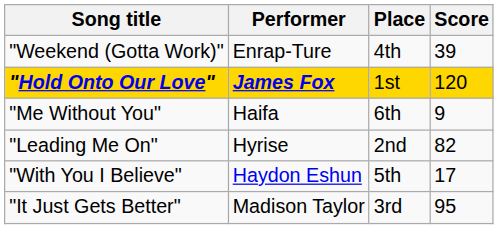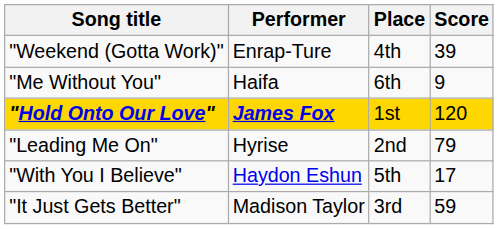rows swapped: (112, 82) <-> (85, 113)
(445, 144) 82 -> (445, 144) 79
(445, 207) 95 -> (445, 207) 59
